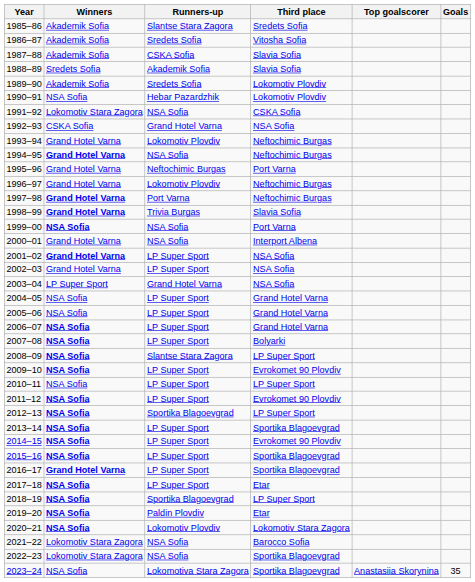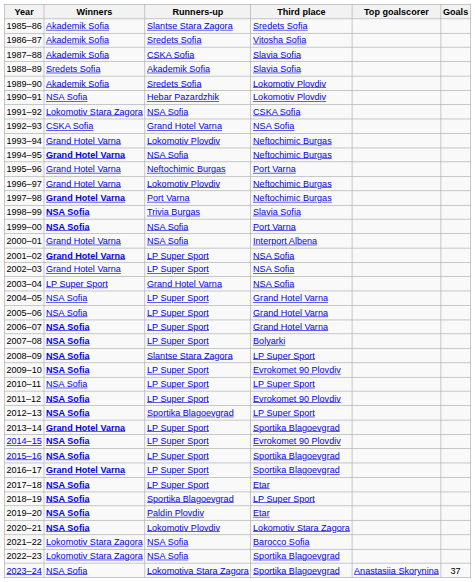(86, 213) Grand Hotel Varna -> (68, 213) NSA Sofia
(68, 428) NSA Sofia -> (86, 428) Grand Hotel Varna
(456, 571) 35 -> (456, 571) 37
